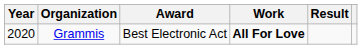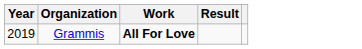- column: (175, 14)
(21, 34) 2020 -> (21, 34) 2019
